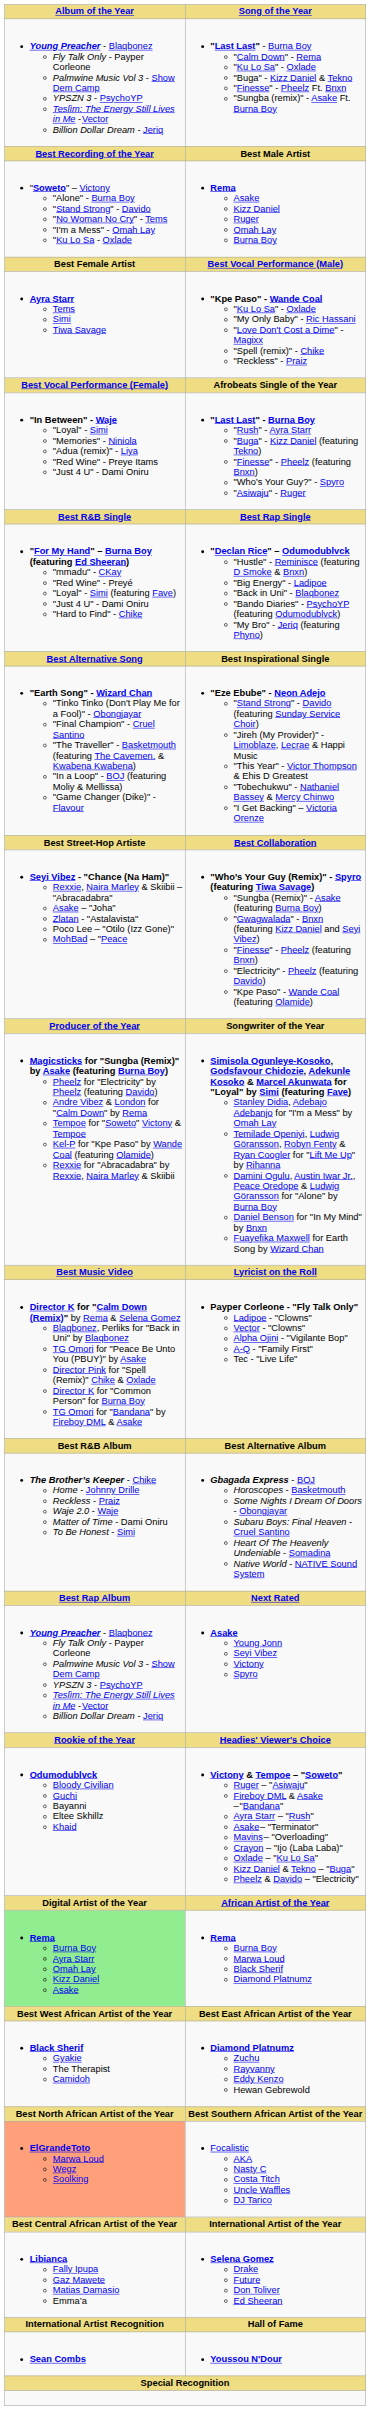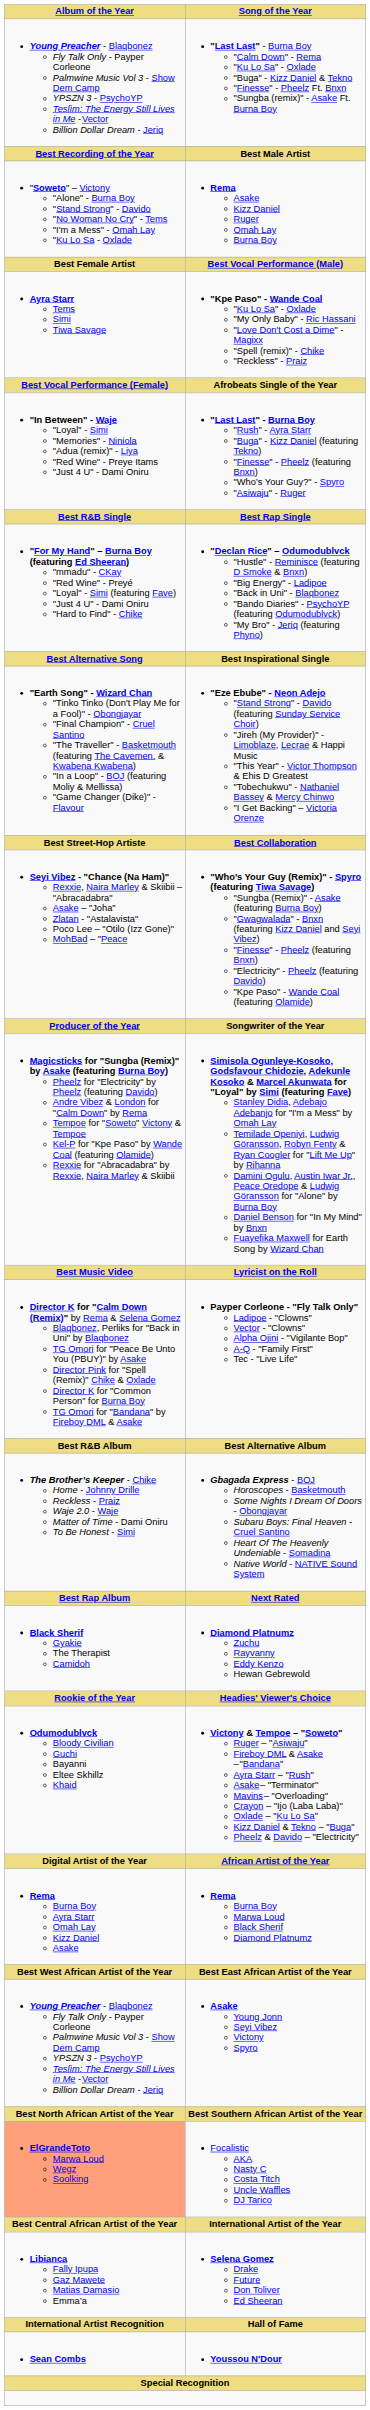rows swapped: (275, 1654) <-> (275, 2069)
(95, 1964) lightgreen background -> (95, 1922) no background
